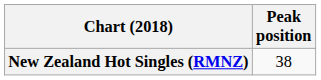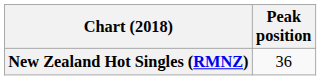(284, 61) 38 -> (284, 61) 36
